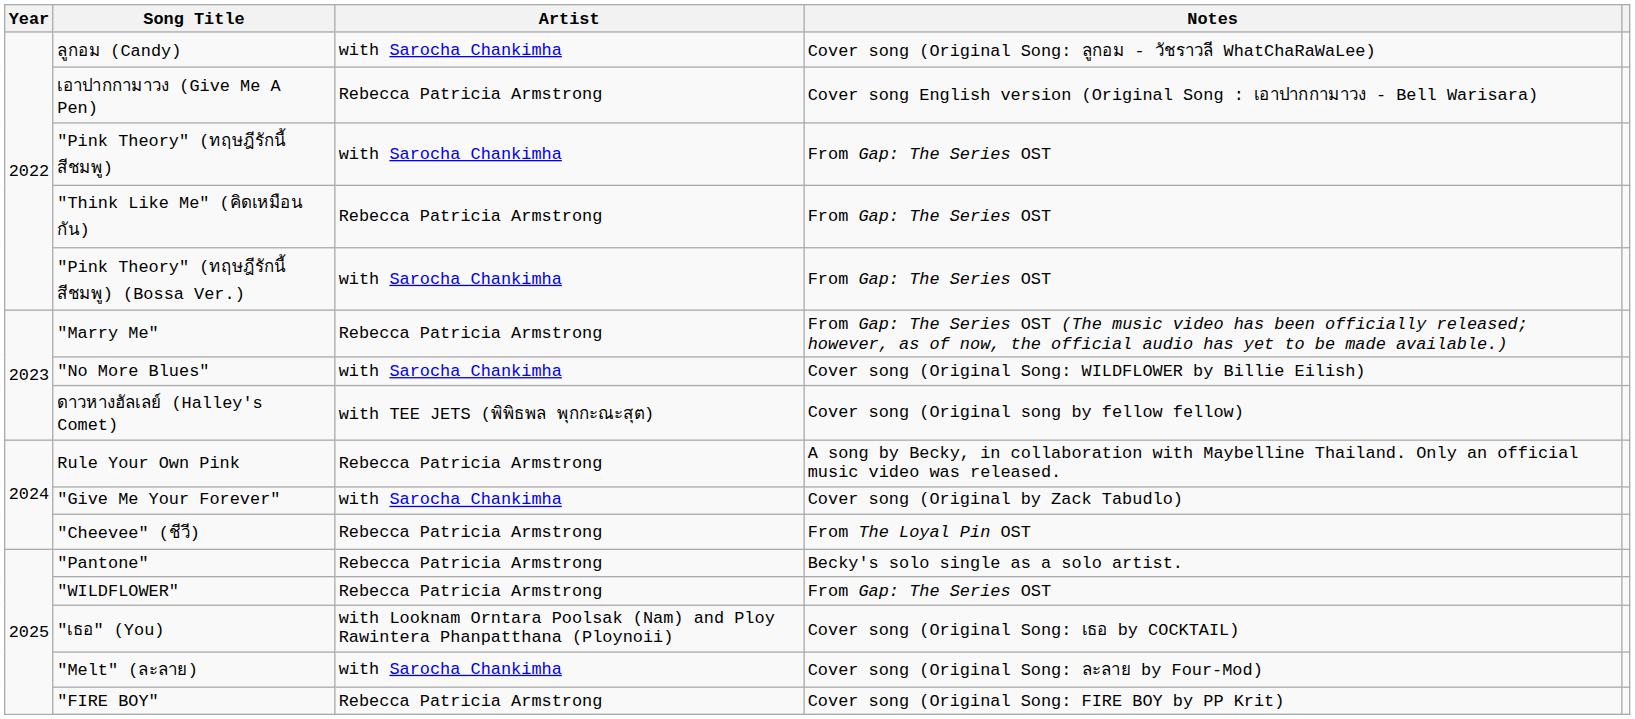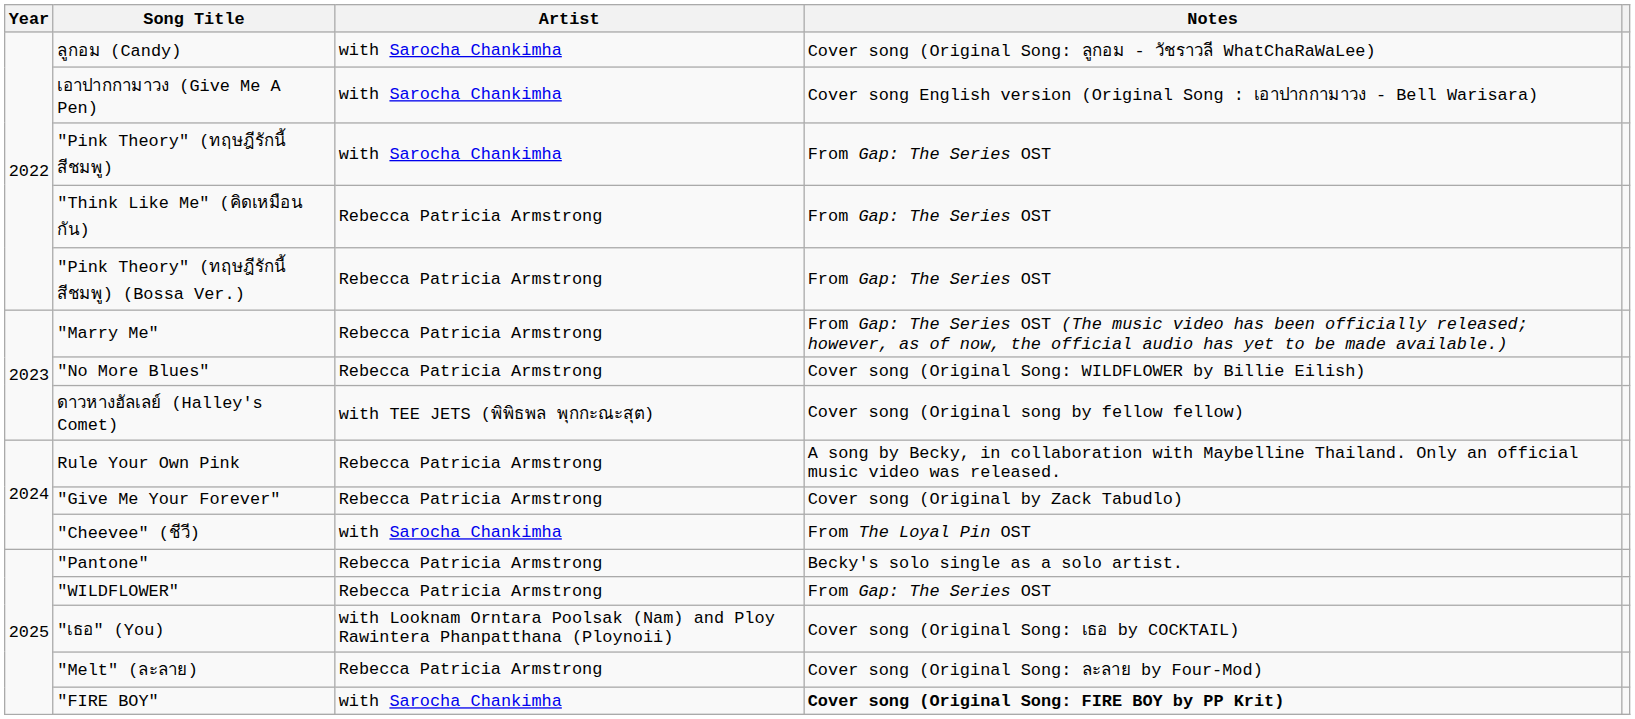(471, 95) Rebecca Patricia Armstrong -> (450, 95) with Sarocha Chankimha
(450, 279) with Sarocha Chankimha -> (471, 279) Rebecca Patricia Armstrong
(450, 371) with Sarocha Chankimha -> (471, 371) Rebecca Patricia Armstrong
(450, 501) with Sarocha Chankimha -> (471, 501) Rebecca Patricia Armstrong
(471, 532) Rebecca Patricia Armstrong -> (450, 532) with Sarocha Chankimha
(450, 669) with Sarocha Chankimha -> (471, 669) Rebecca Patricia Armstrong
(471, 701) Rebecca Patricia Armstrong -> (450, 701) with Sarocha Chankimha
(1046, 701) normal -> (1046, 701) bold
